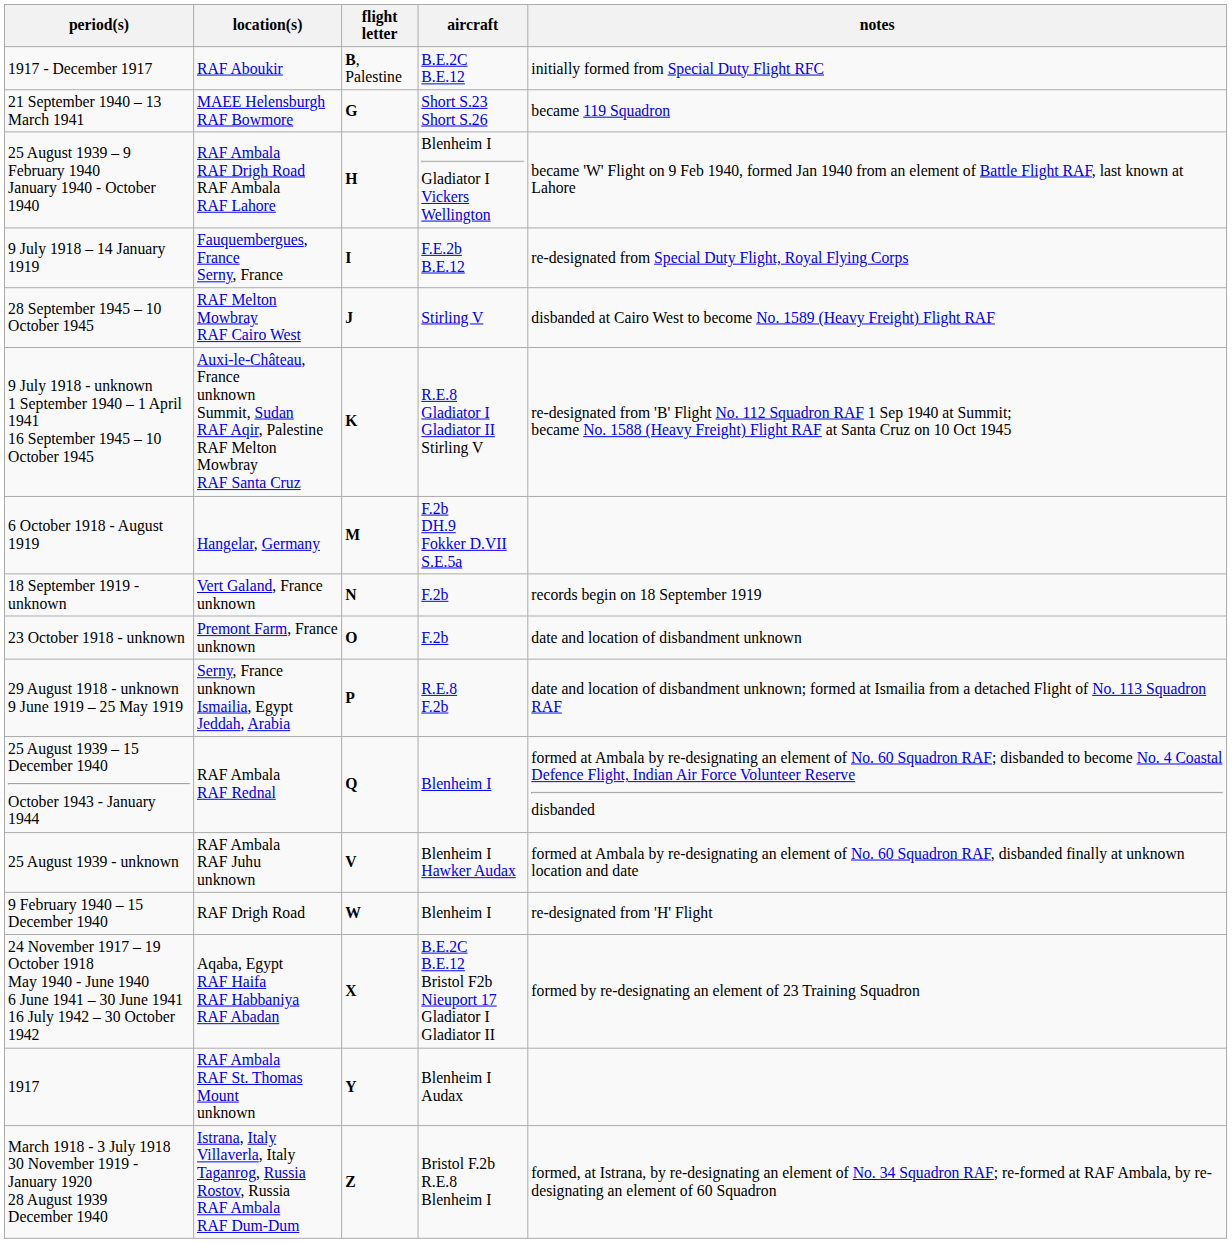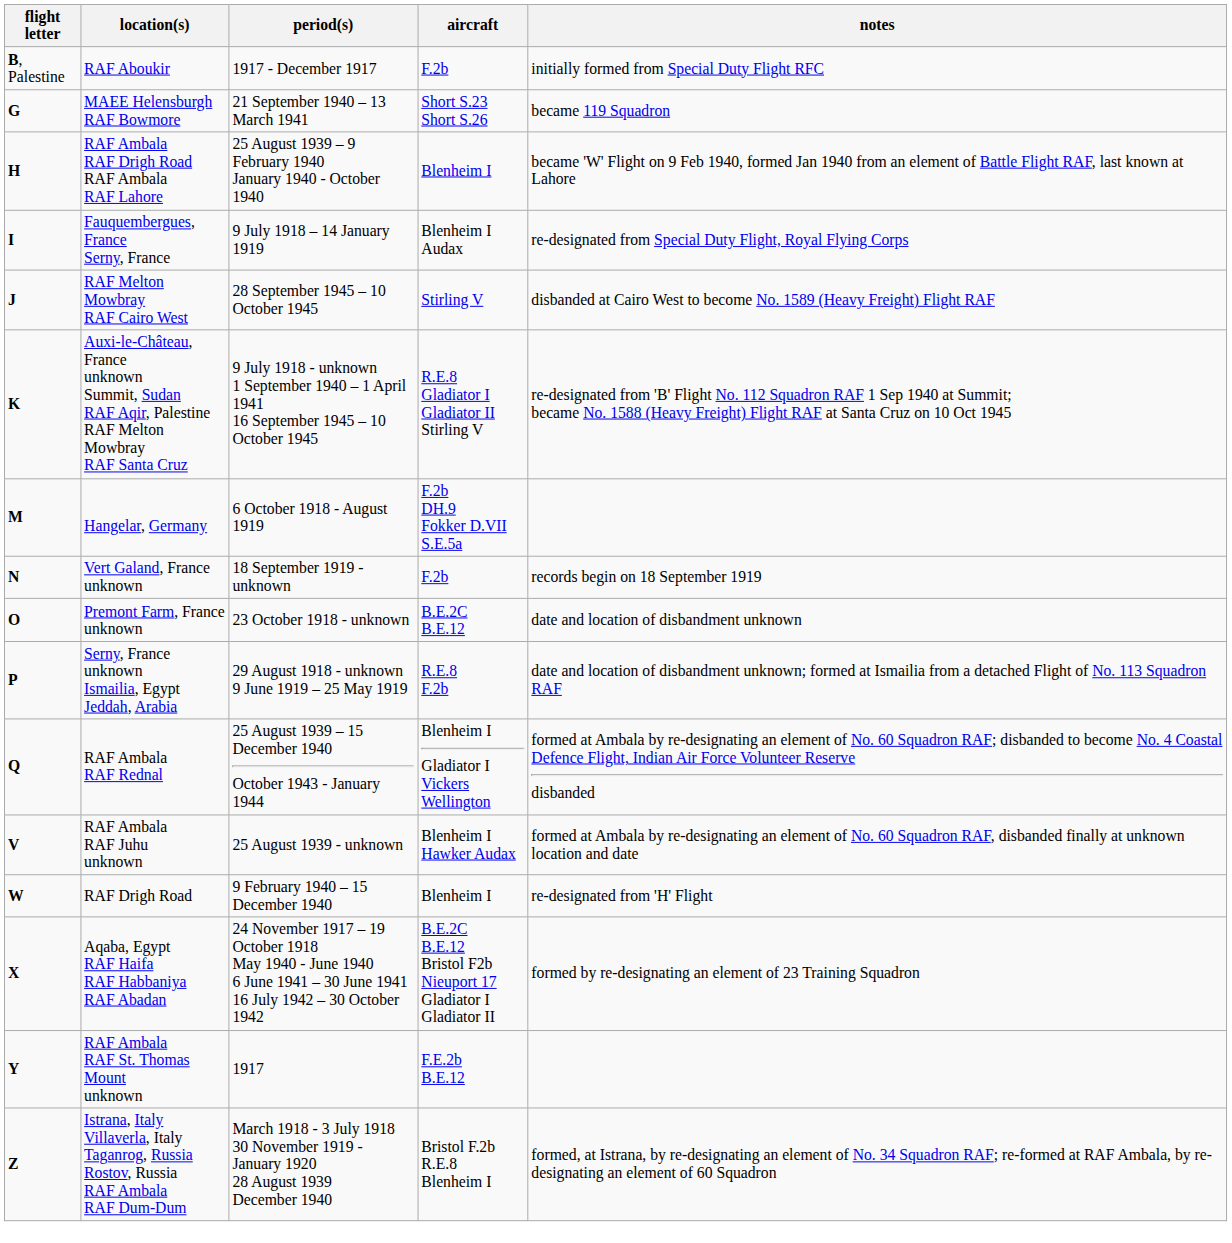columns swapped: (380, 25) <-> (99, 25)
(444, 68) B.E.2C B.E.12 -> (435, 68) F.2b
(473, 179) Blenheim I Gladiator I Vickers Wellington -> (456, 170) Blenheim I
(443, 257) F.E.2b B.E.12 -> (456, 239) Blenheim I Audax
(435, 637) F.2b -> (444, 620) B.E.2C B.E.12
(456, 784) Blenheim I -> (473, 766) Blenheim I Gladiator I Vickers Wellington
(456, 1086) Blenheim I Audax -> (443, 1069) F.E.2b B.E.12
